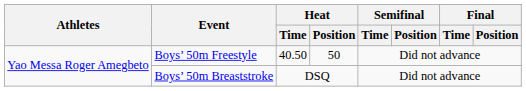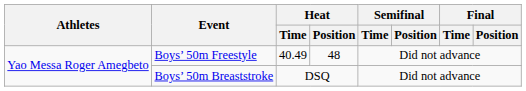(293, 55) 40.50 -> (293, 55) 40.49
(334, 55) 50 -> (334, 55) 48
